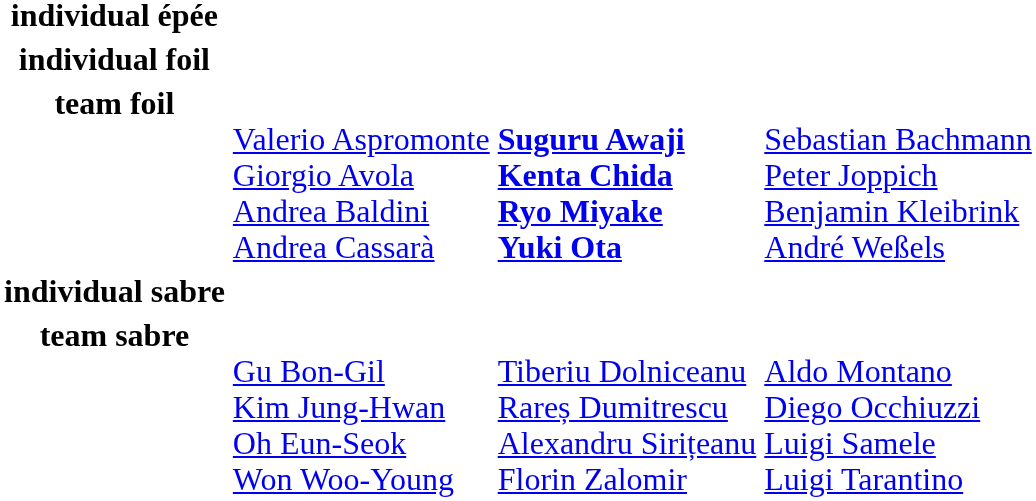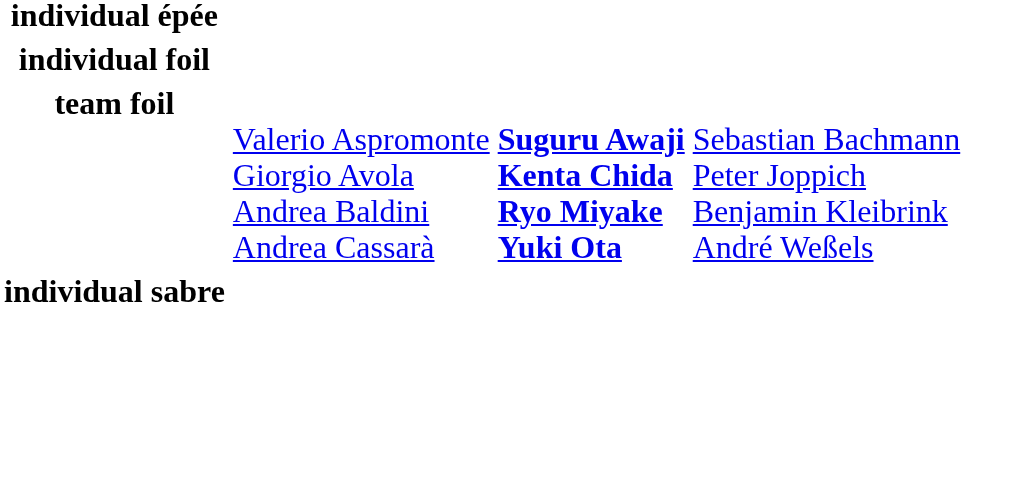- row: (114, 335)
